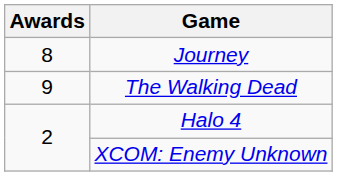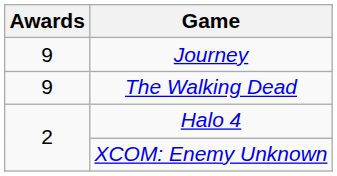(47, 54) 8 -> (47, 54) 9
